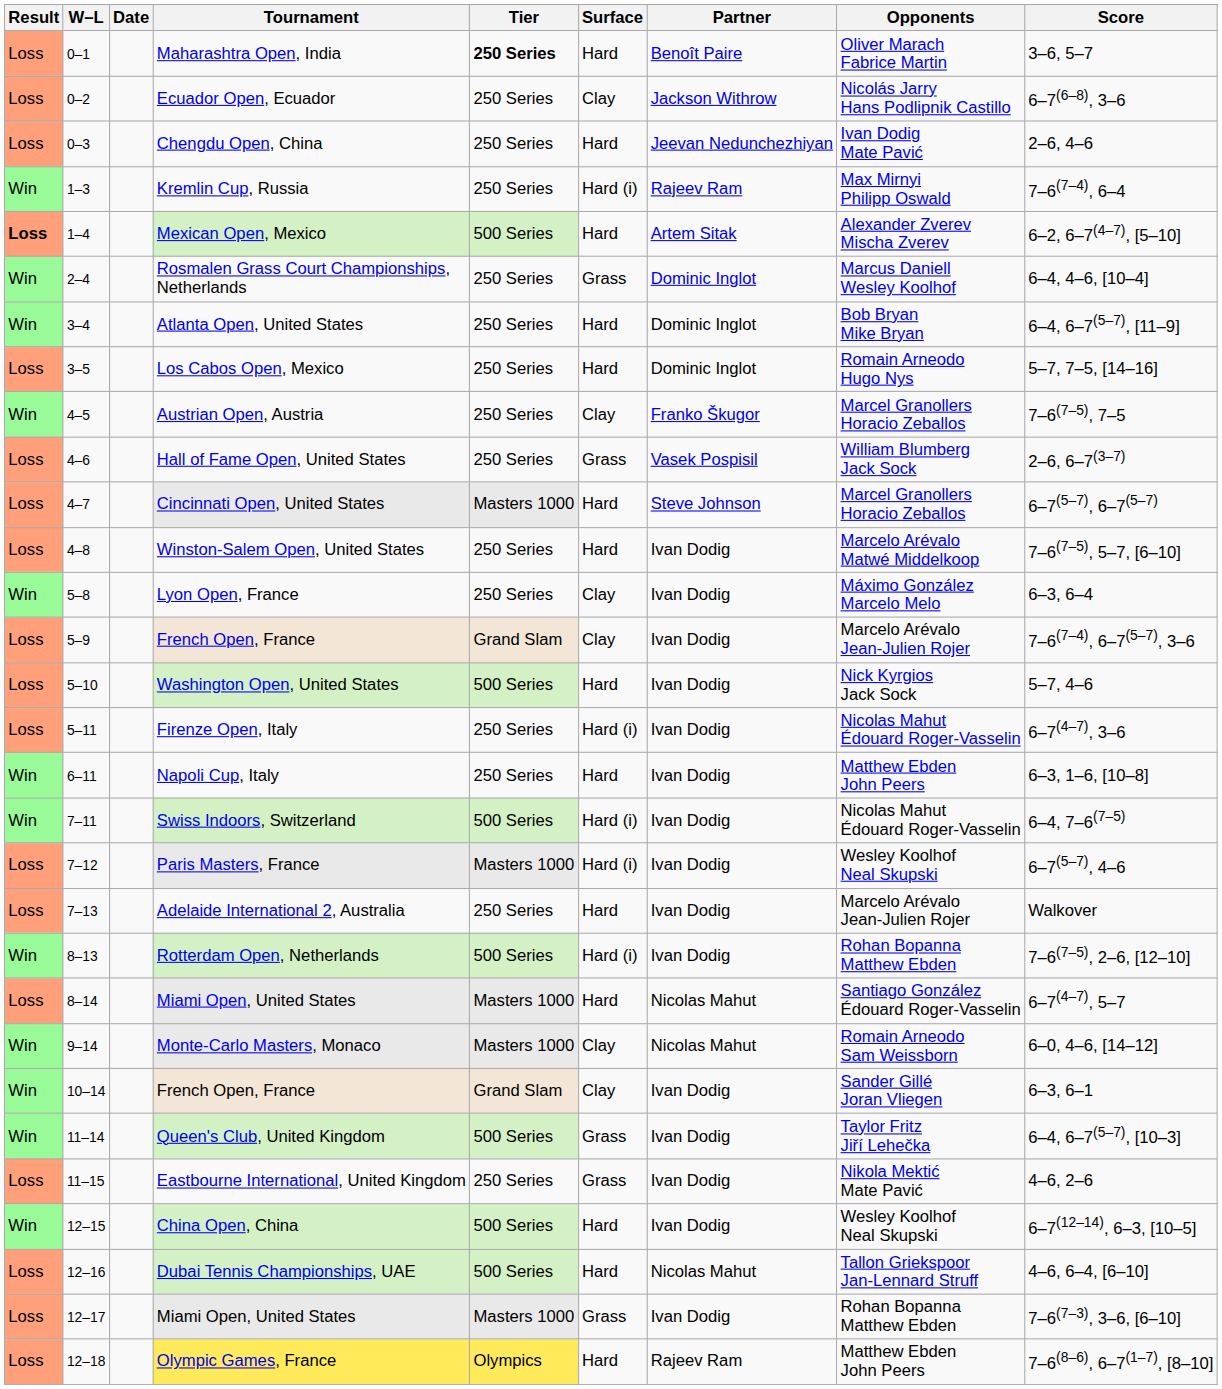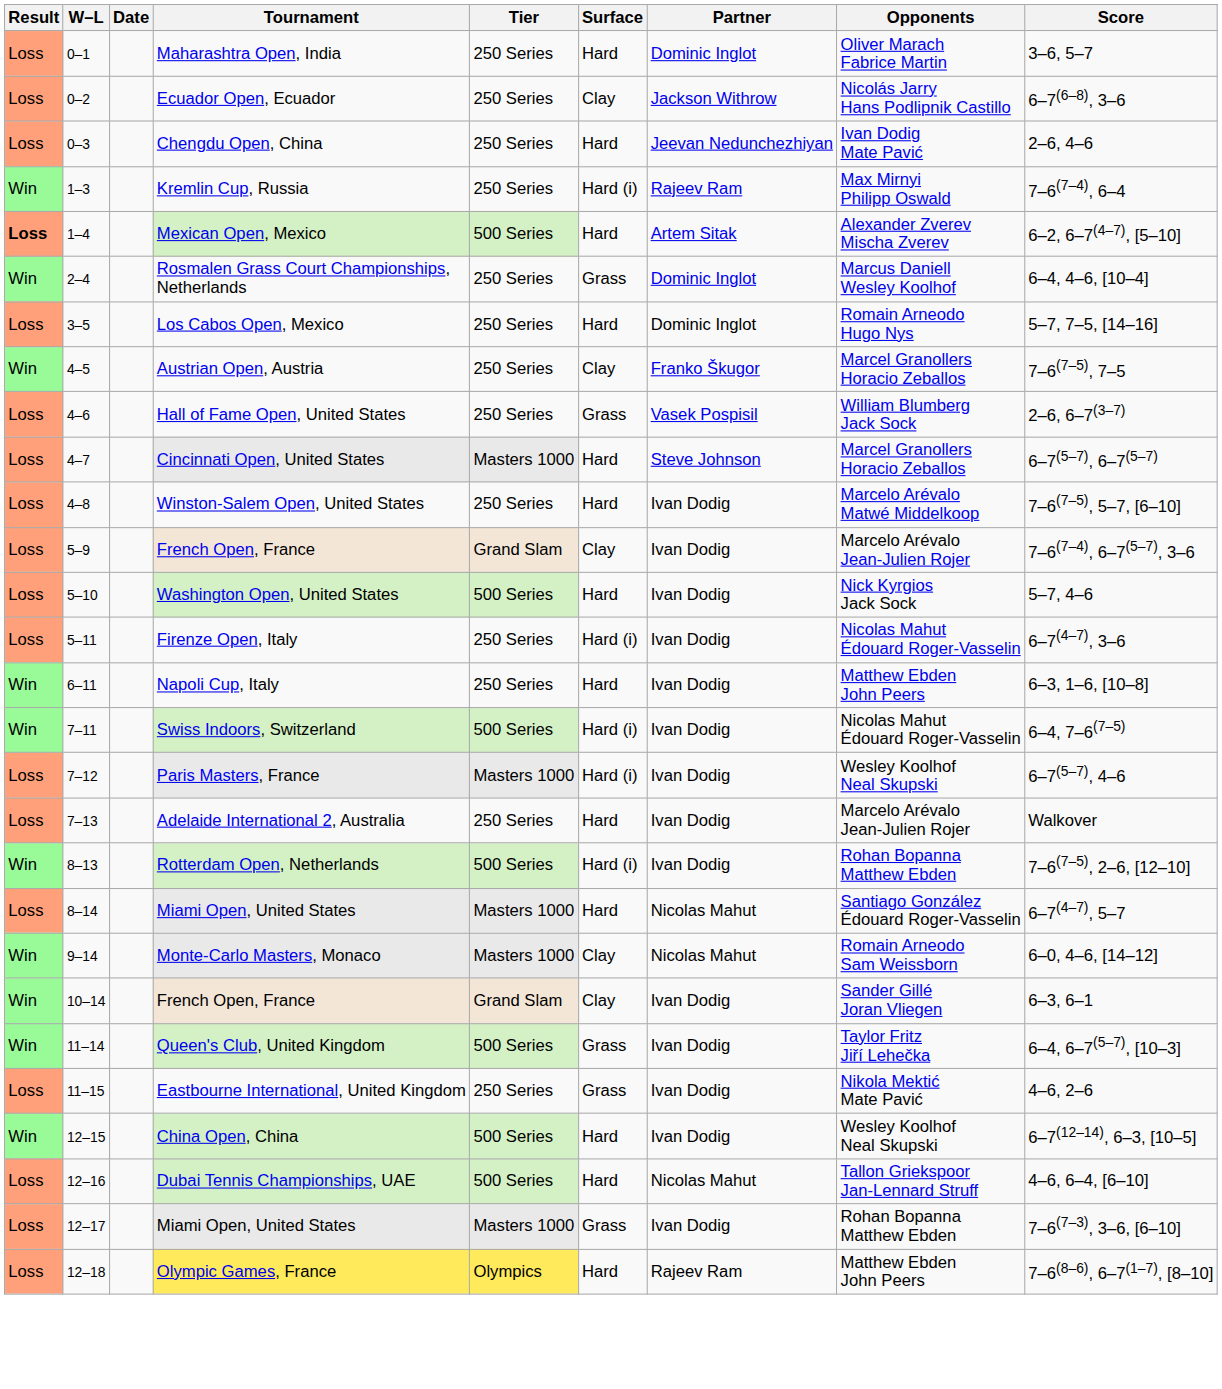(515, 53) bold -> (513, 53) normal
(696, 53) Benoît Paire -> (703, 53) Dominic Inglot
- row: (78, 325)
- row: (78, 595)
